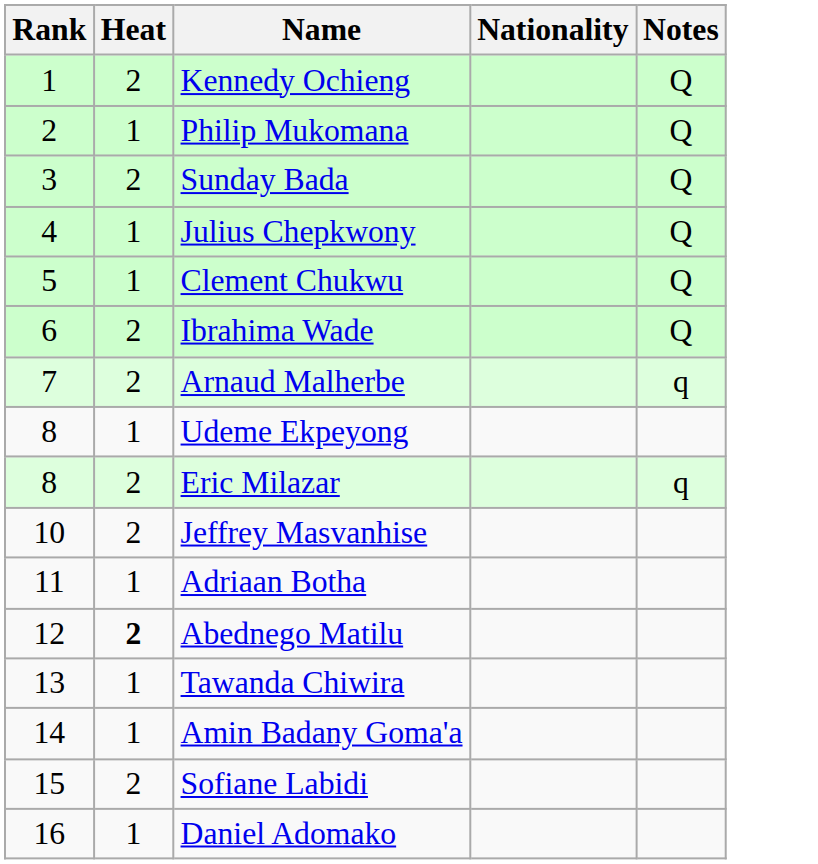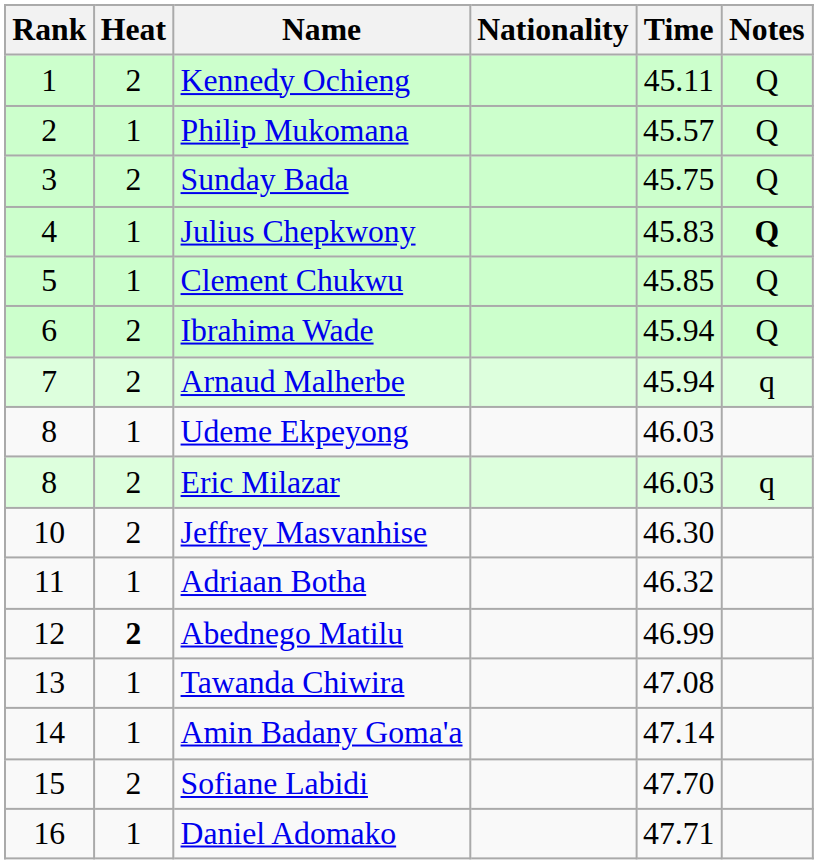+ column: (679, 29)
(681, 230) normal -> (767, 230) bold
